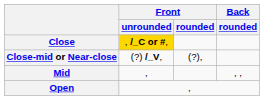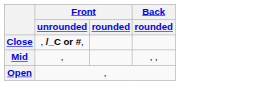(146, 42) gold background -> (62, 42) no background
- row: (62, 57)
